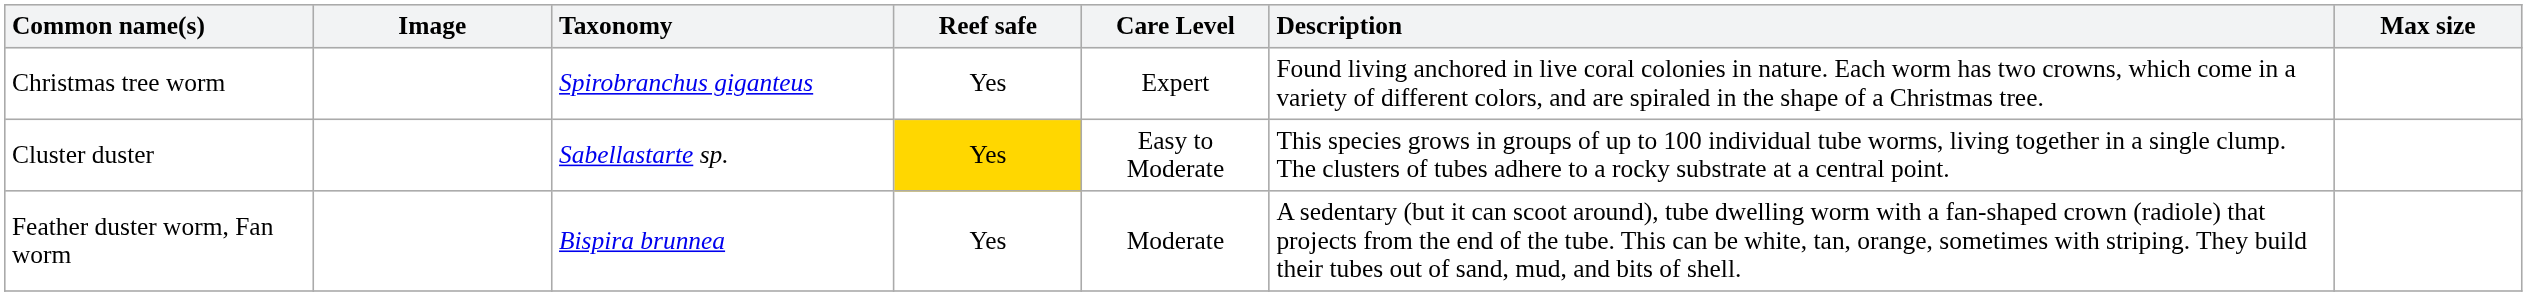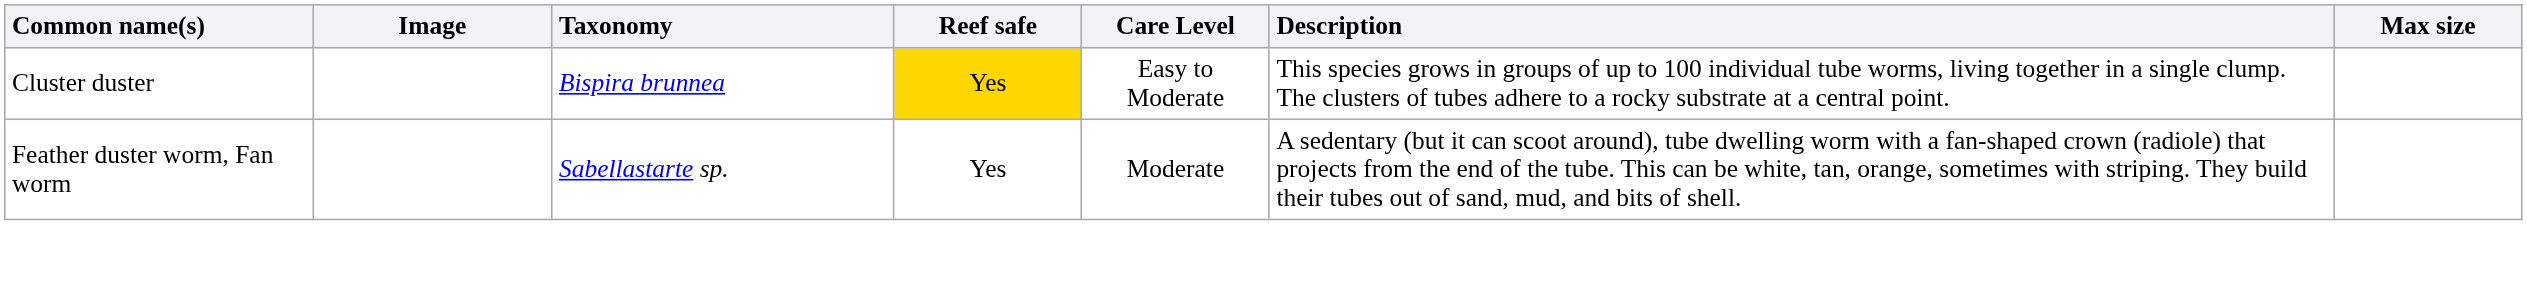- row: (119, 83)
(644, 154) Sabellastarte sp. -> (642, 83) Bispira brunnea
(642, 240) Bispira brunnea -> (644, 169) Sabellastarte sp.
